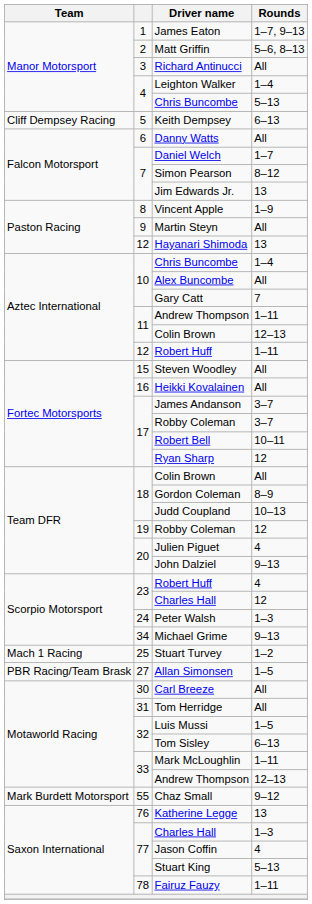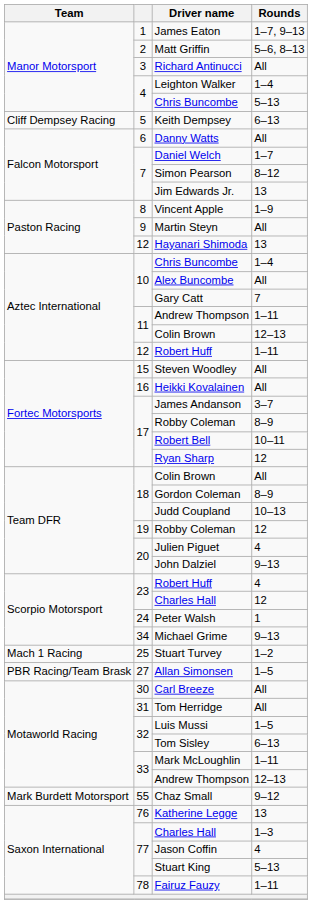(264, 422) 3–7 -> (264, 422) 8–9
(264, 618) 1–3 -> (257, 618) 1
